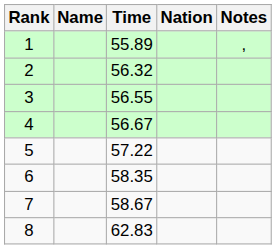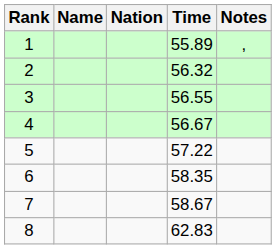columns swapped: (187, 17) <-> (132, 17)
